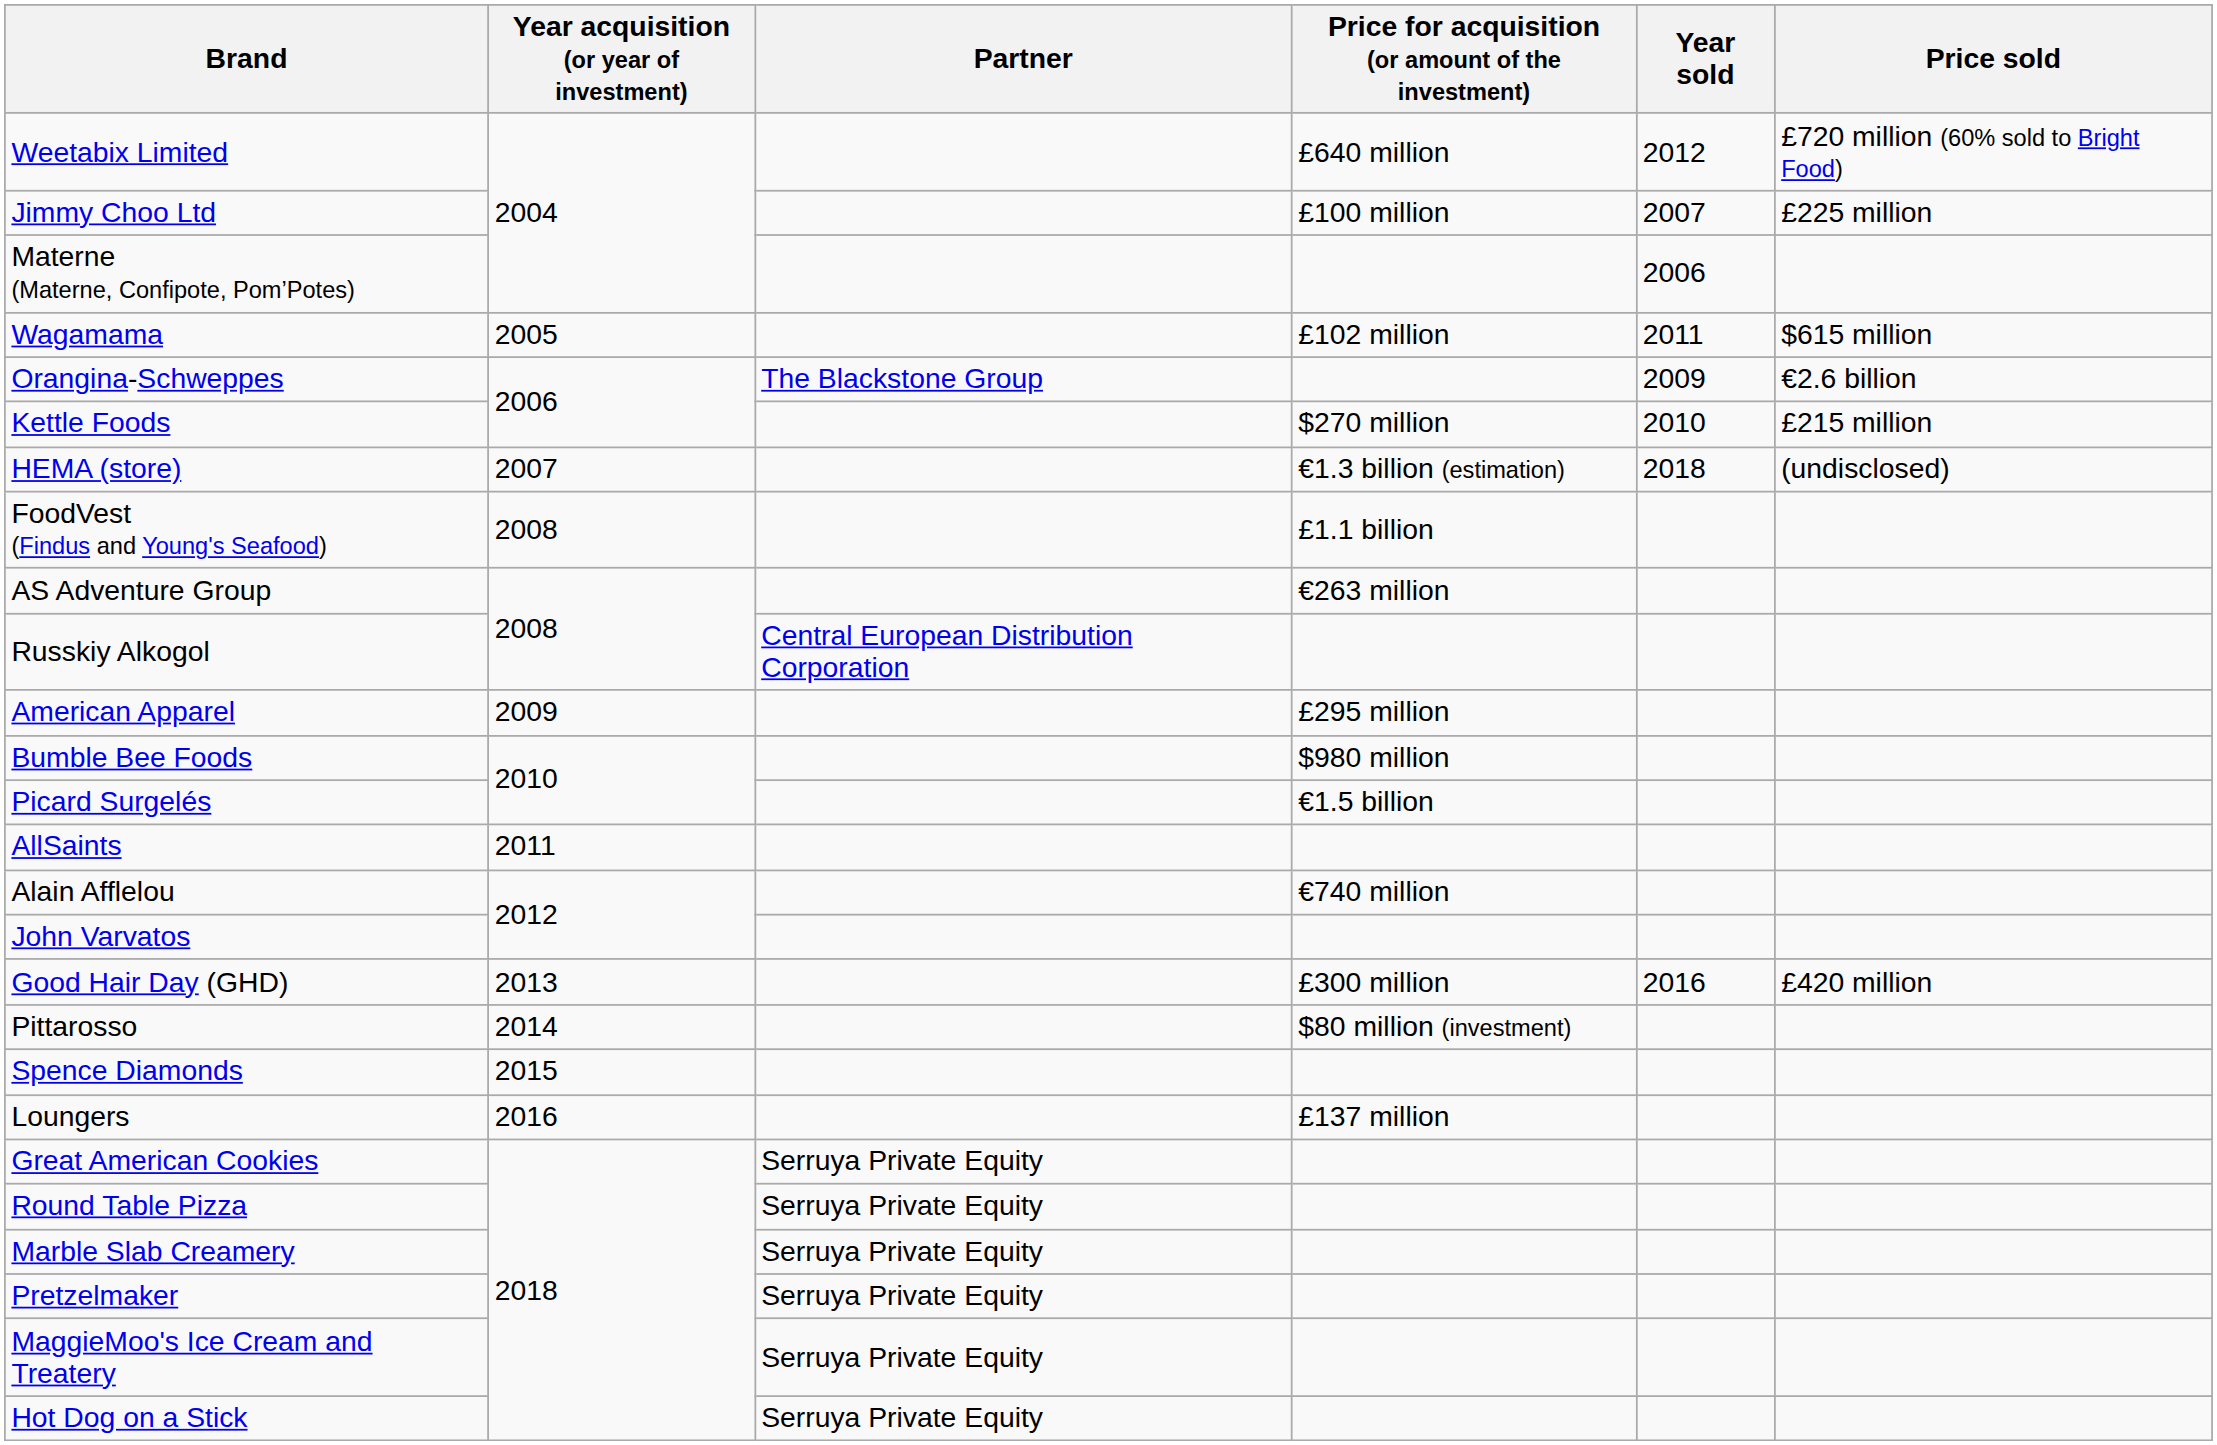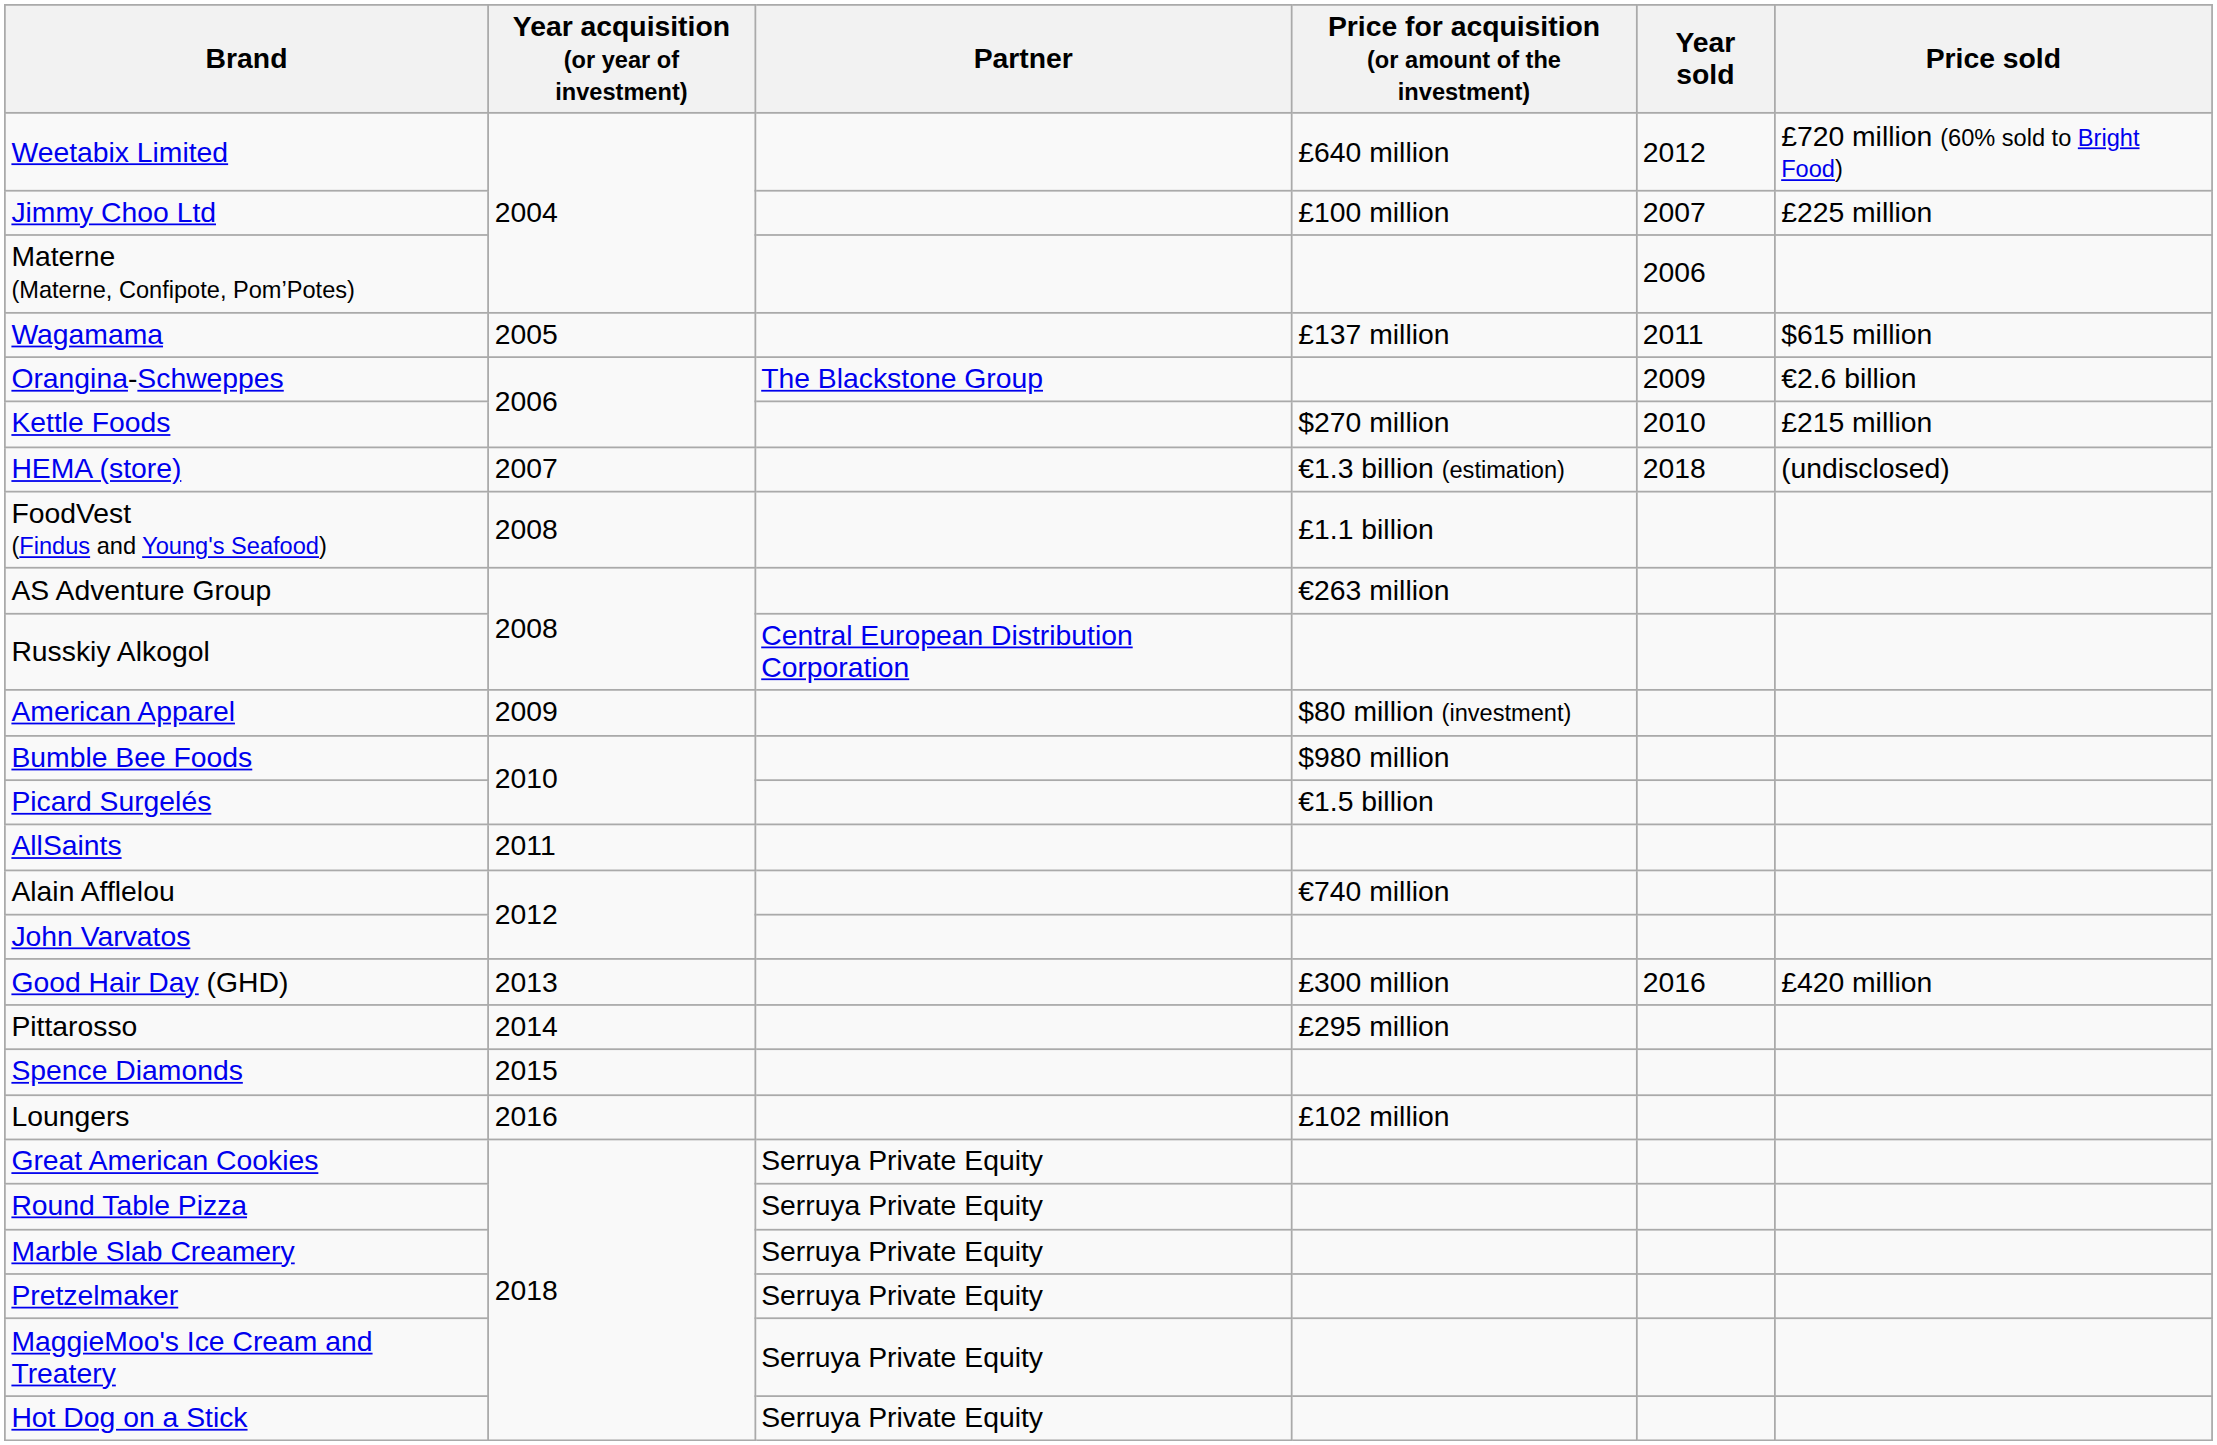(1374, 334) £102 million -> (1374, 334) £137 million
(1374, 712) £295 million -> (1435, 712) $80 million (investment)
(1435, 1026) $80 million (investment) -> (1374, 1026) £295 million
(1374, 1116) £137 million -> (1374, 1116) £102 million
